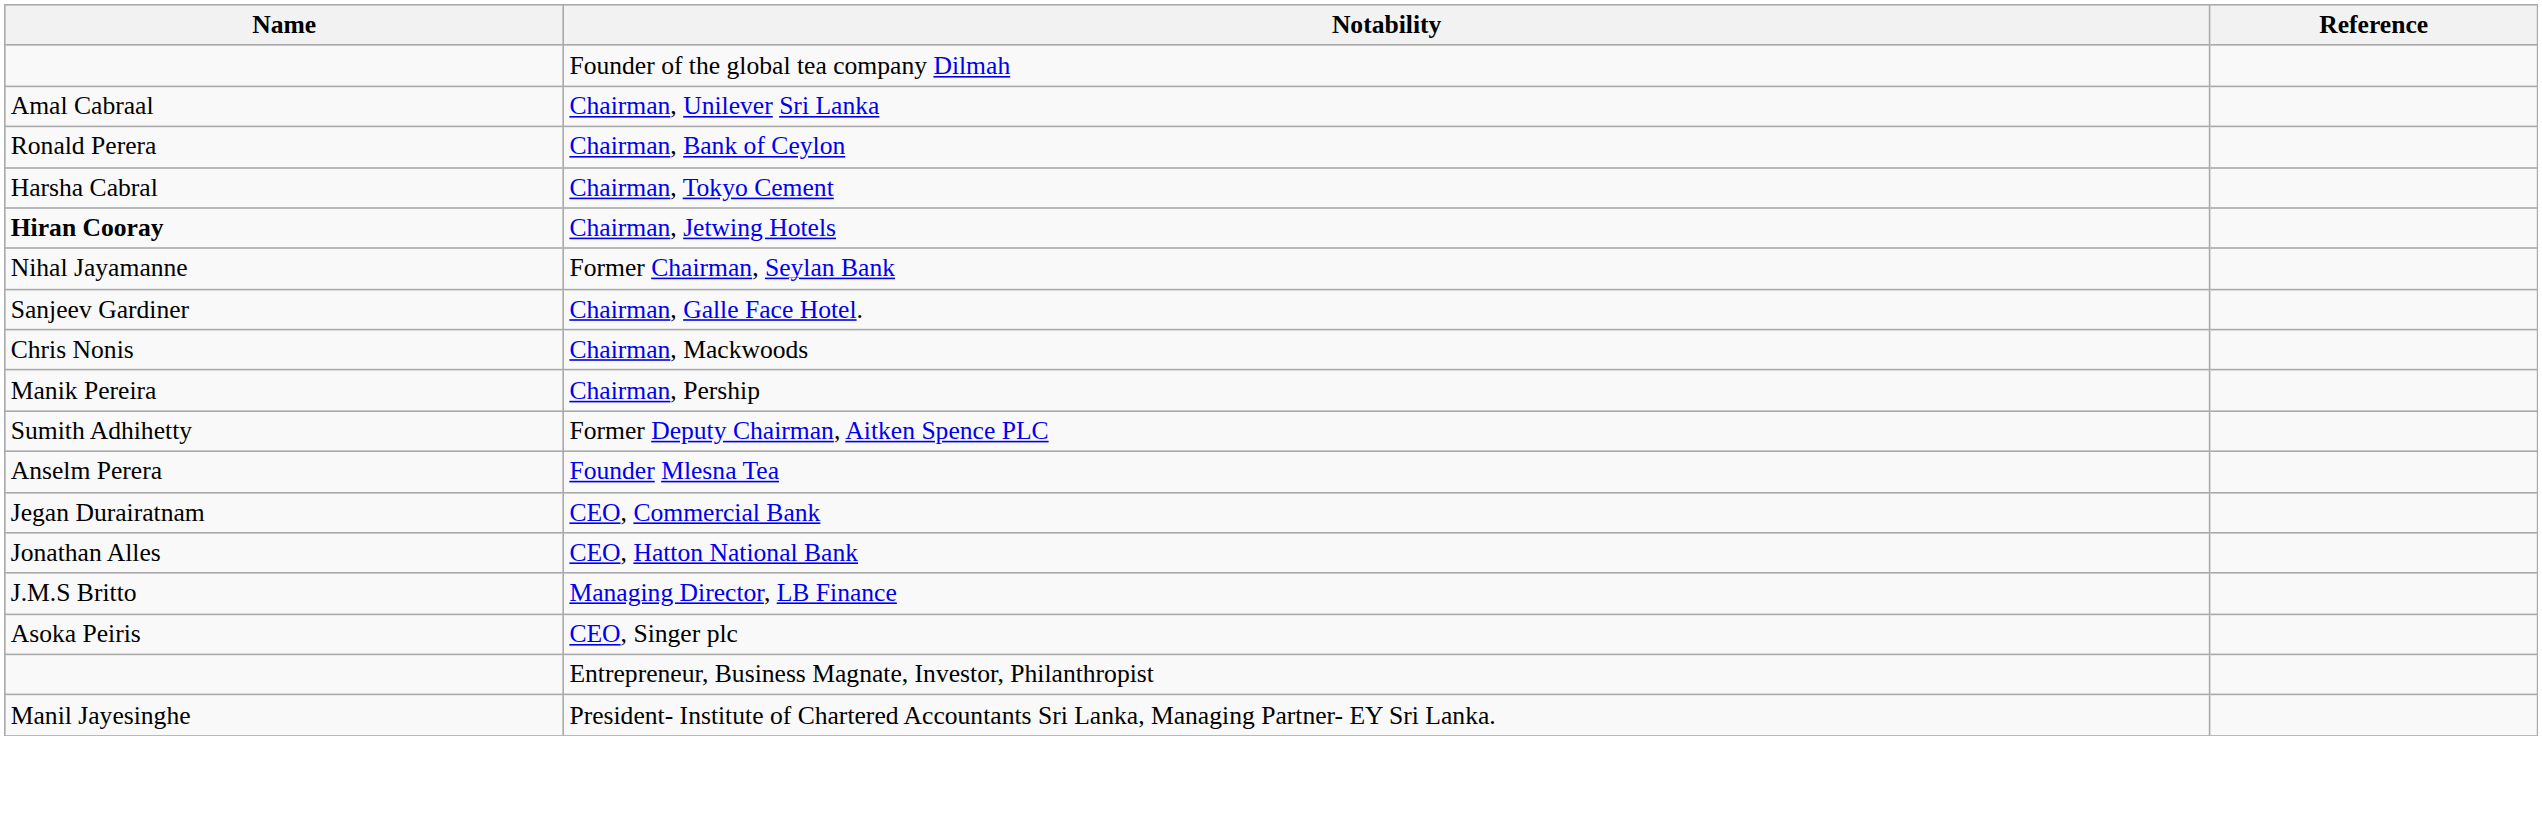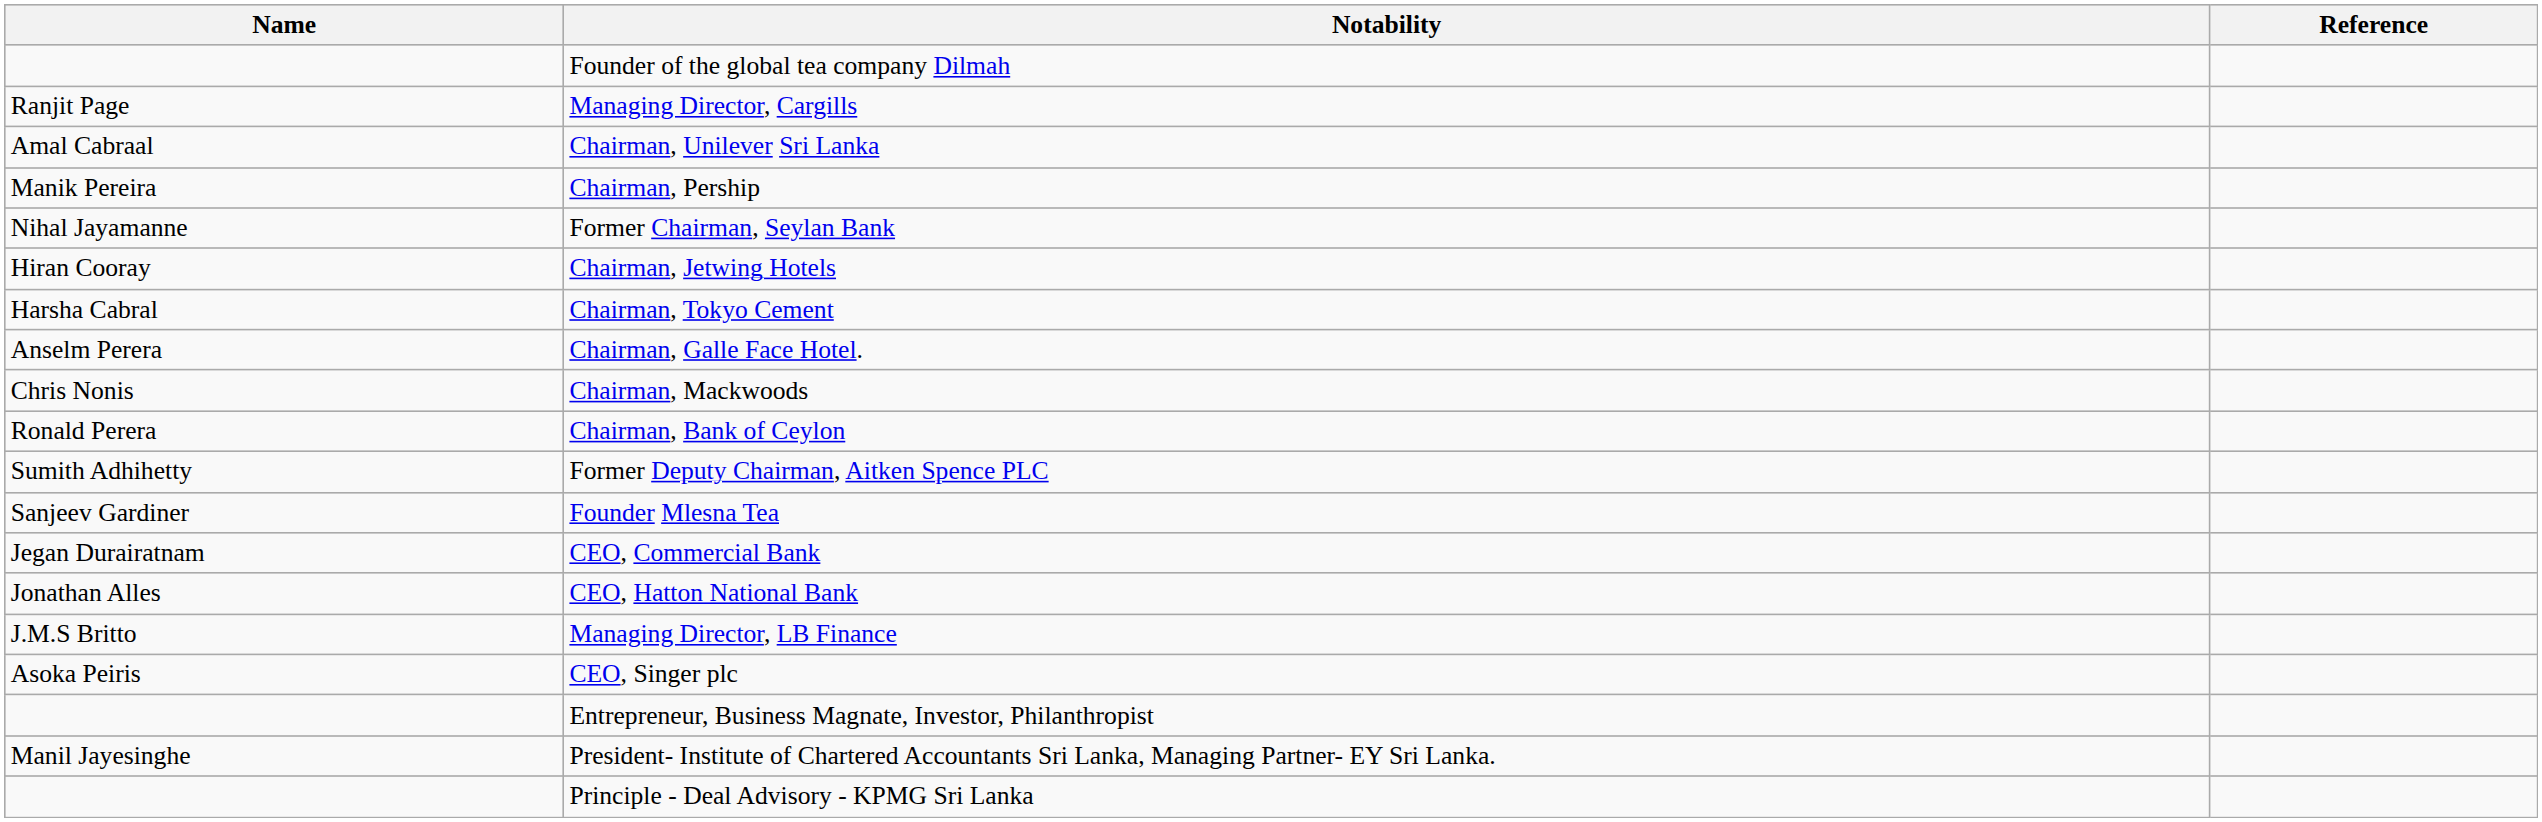+ row: (713, 106)
rows swapped: (707, 146) <-> (665, 390)
rows swapped: (732, 268) <-> (702, 187)
(87, 227) bold -> (81, 268) normal
(100, 308) Sanjeev Gardiner -> (86, 349) Anselm Perera
(86, 471) Anselm Perera -> (100, 512) Sanjeev Gardiner
+ row: (802, 796)
